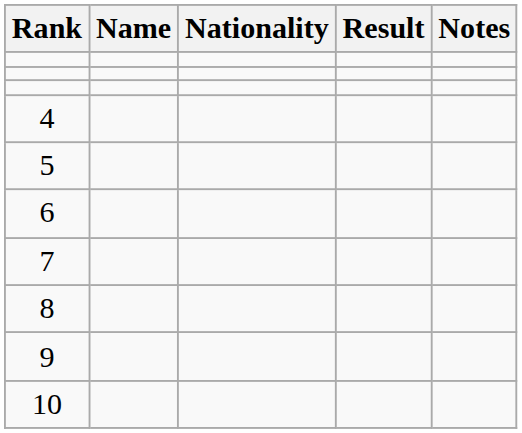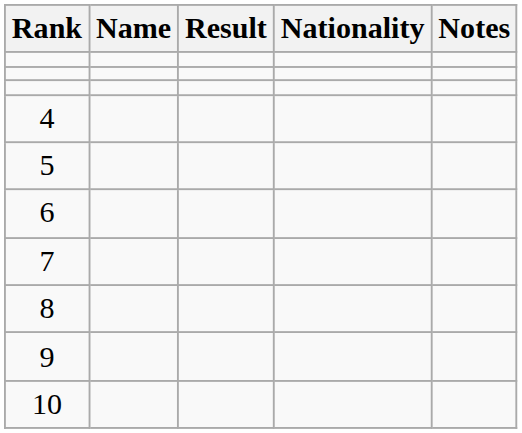columns swapped: (257, 28) <-> (384, 28)
